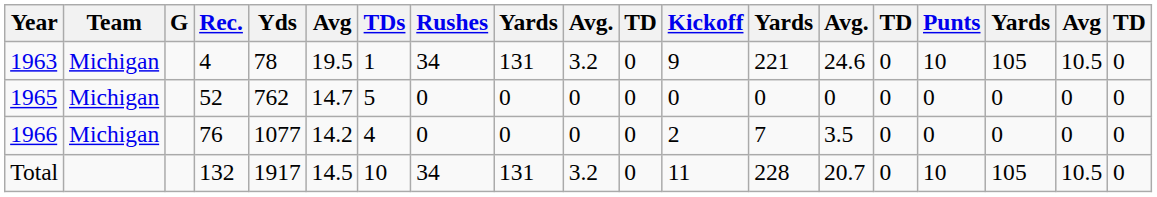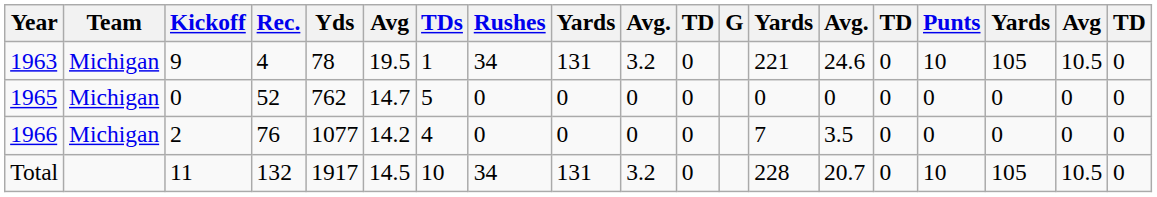columns swapped: (179, 23) <-> (706, 23)
